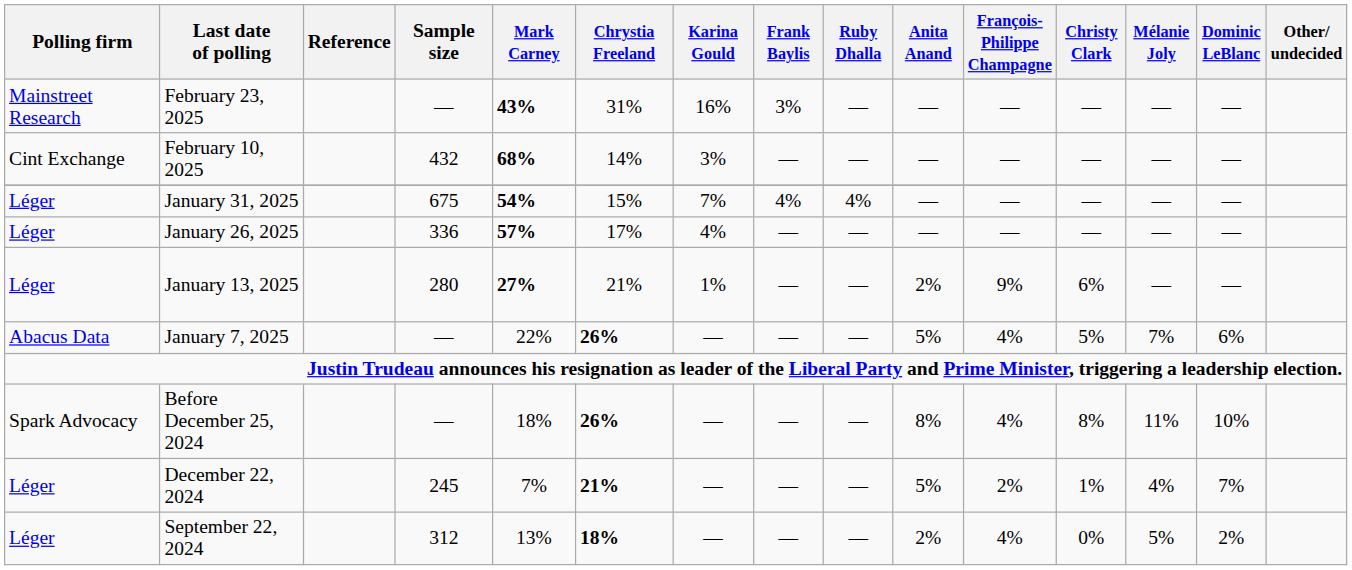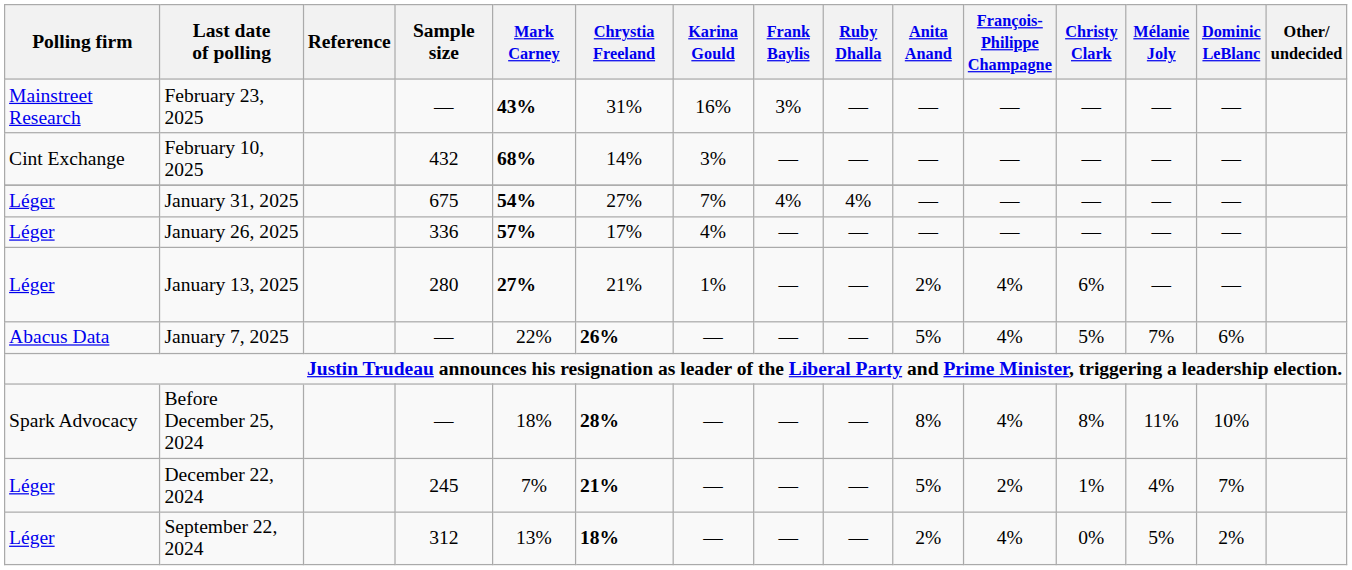(624, 200) 15% -> (624, 200) 27%
(1010, 284) 9% -> (1010, 284) 4%
(599, 421) 26% -> (599, 421) 28%
